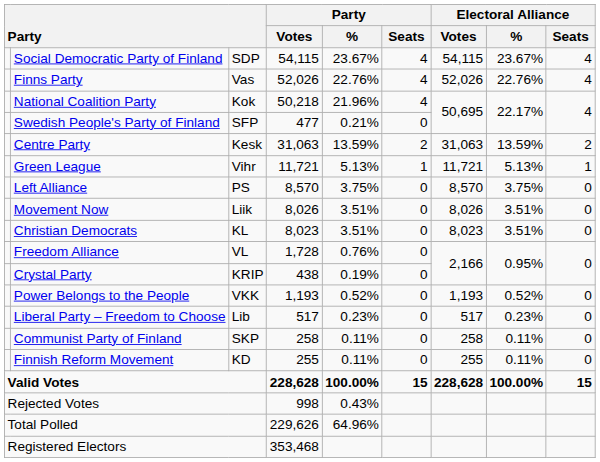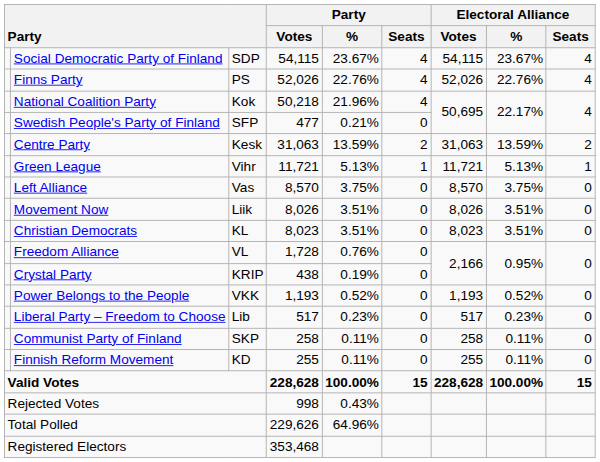(243, 79) Vas -> (241, 79) PS
(241, 187) PS -> (243, 187) Vas
